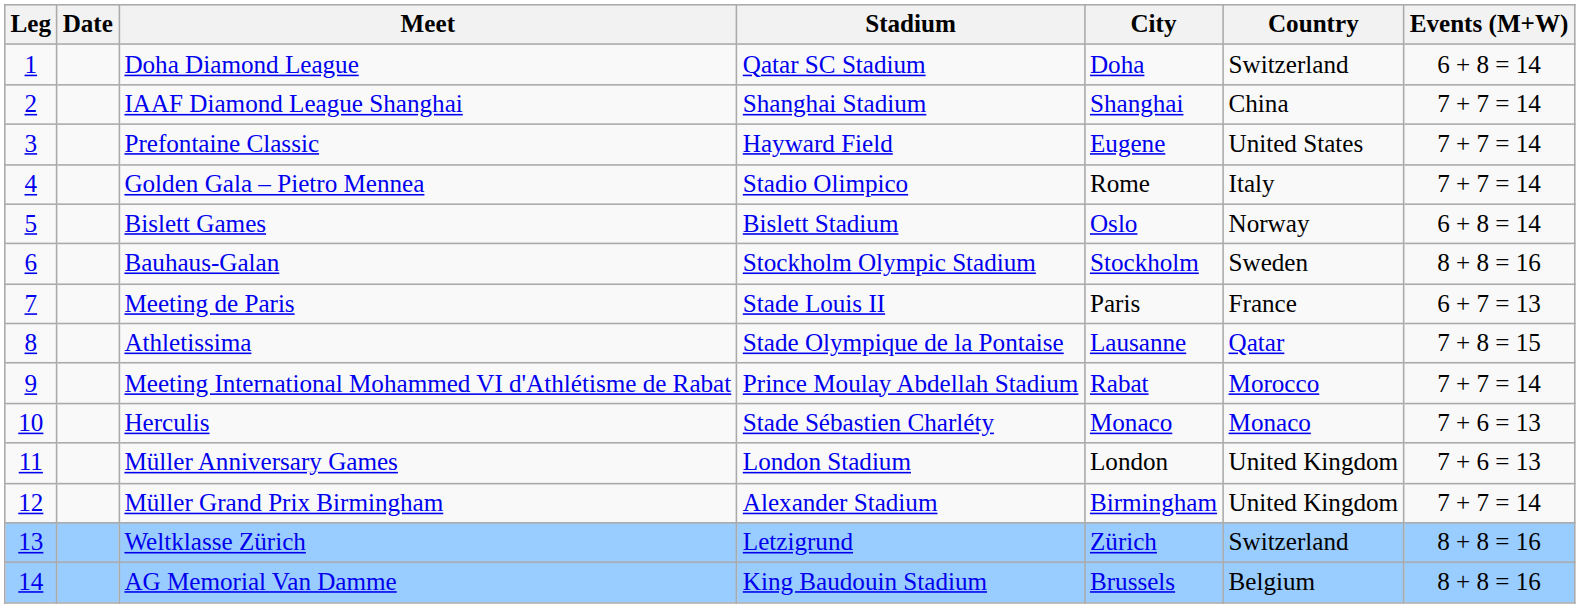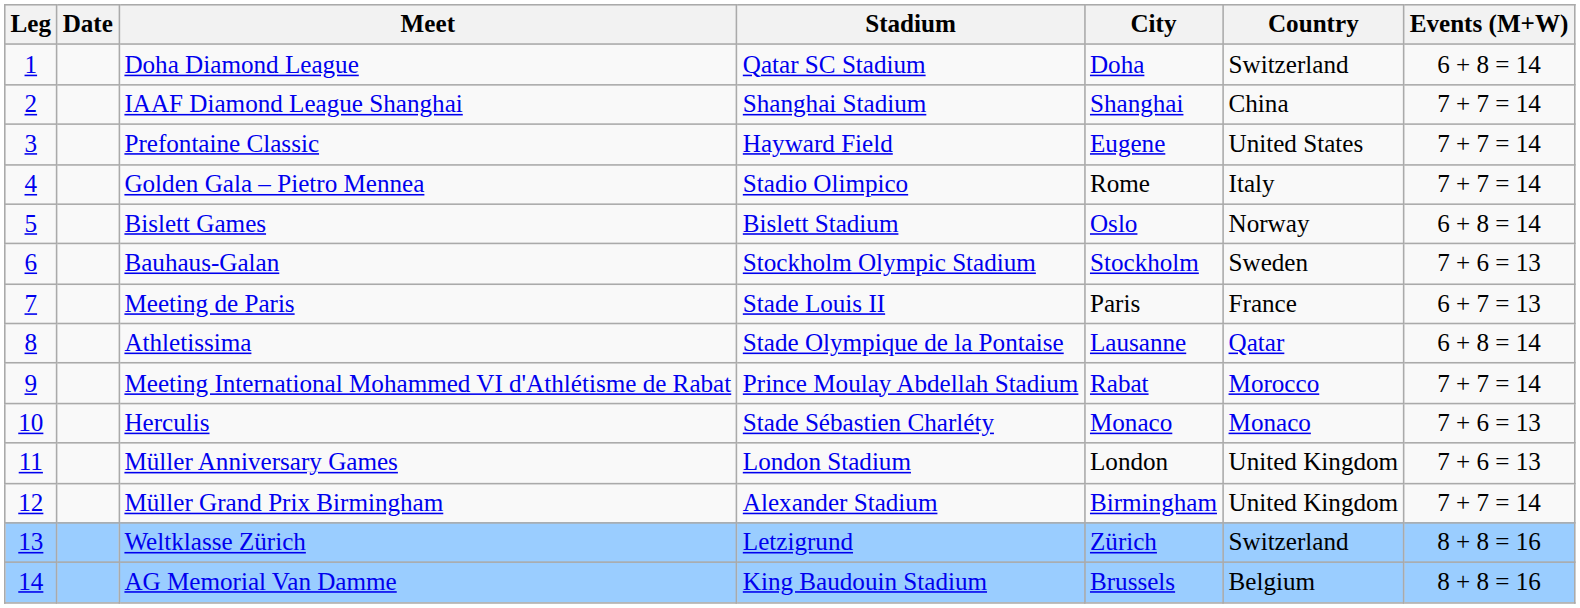(1489, 263) 8 + 8 = 16 -> (1489, 263) 7 + 6 = 13
(1489, 343) 7 + 8 = 15 -> (1489, 343) 6 + 8 = 14
